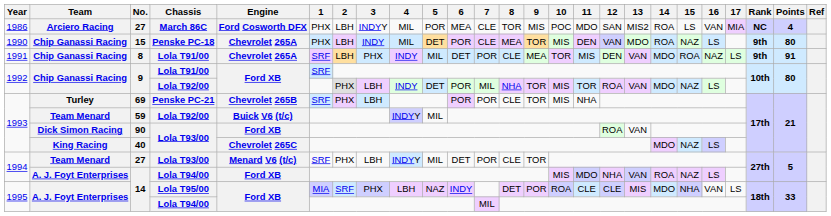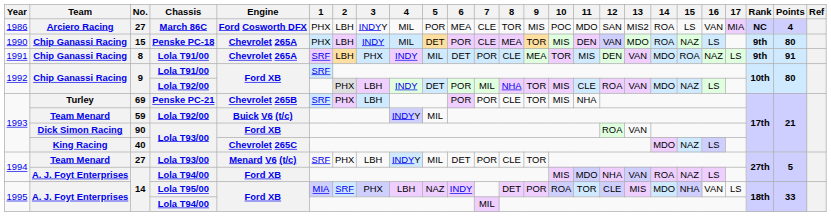(587, 85) TOR -> (587, 85) CLE
(587, 189) CLE -> (587, 189) TOR
